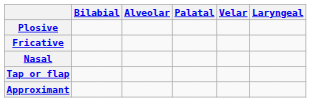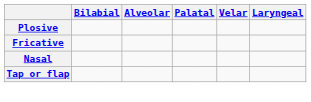- row: (38, 89)
